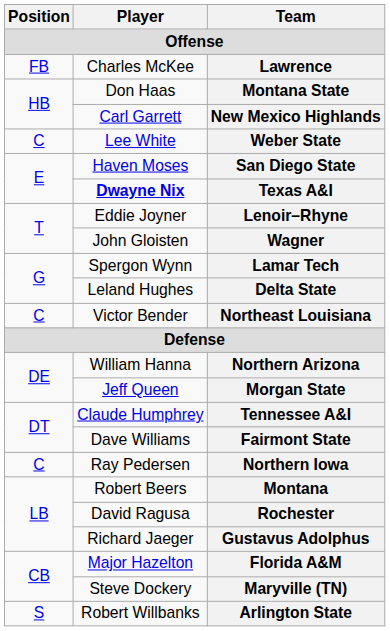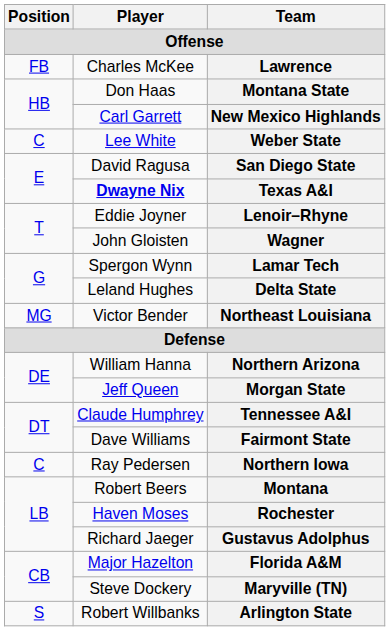(140, 166) Haven Moses -> (140, 166) David Ragusa
(39, 315) C -> (39, 315) MG
(140, 514) David Ragusa -> (140, 514) Haven Moses
